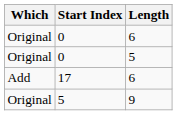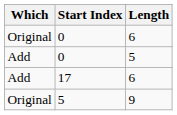(30, 57) Original -> (19, 57) Add
